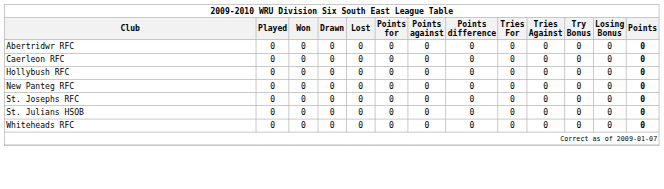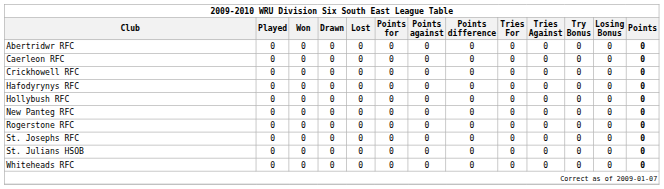+ row: (43, 73)
+ row: (43, 86)
+ row: (40, 125)
